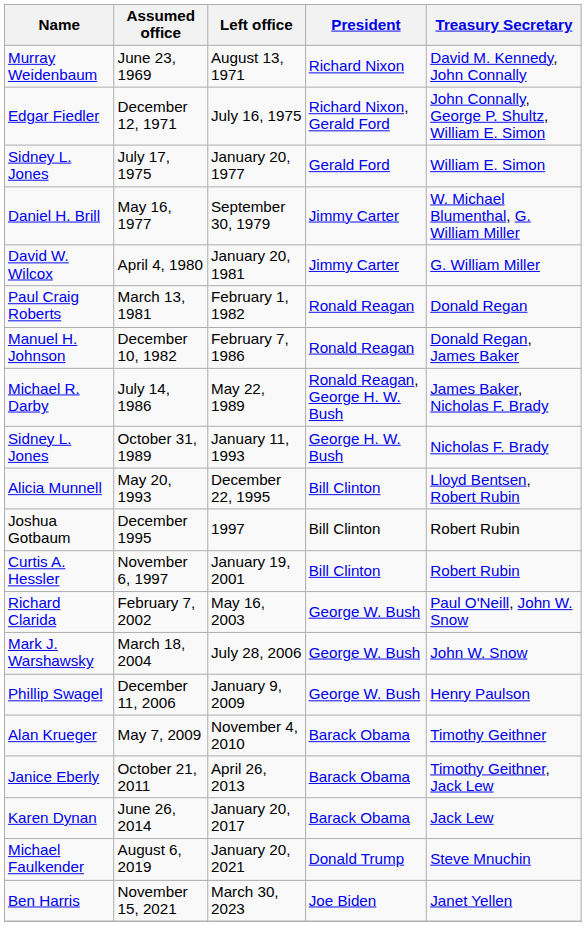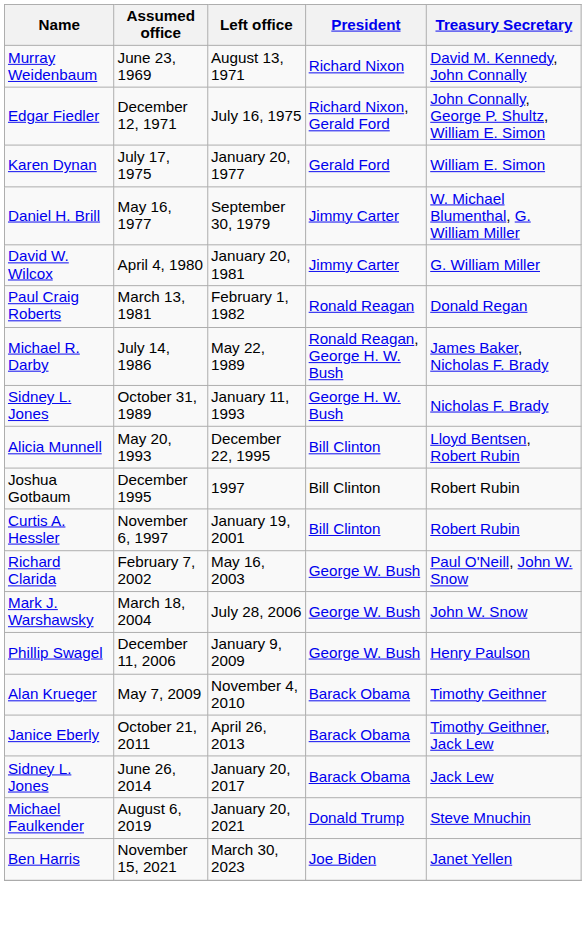(40, 165) Sidney L. Jones -> (52, 165) Karen Dynan
- row: (153, 347)
(52, 818) Karen Dynan -> (40, 776) Sidney L. Jones
